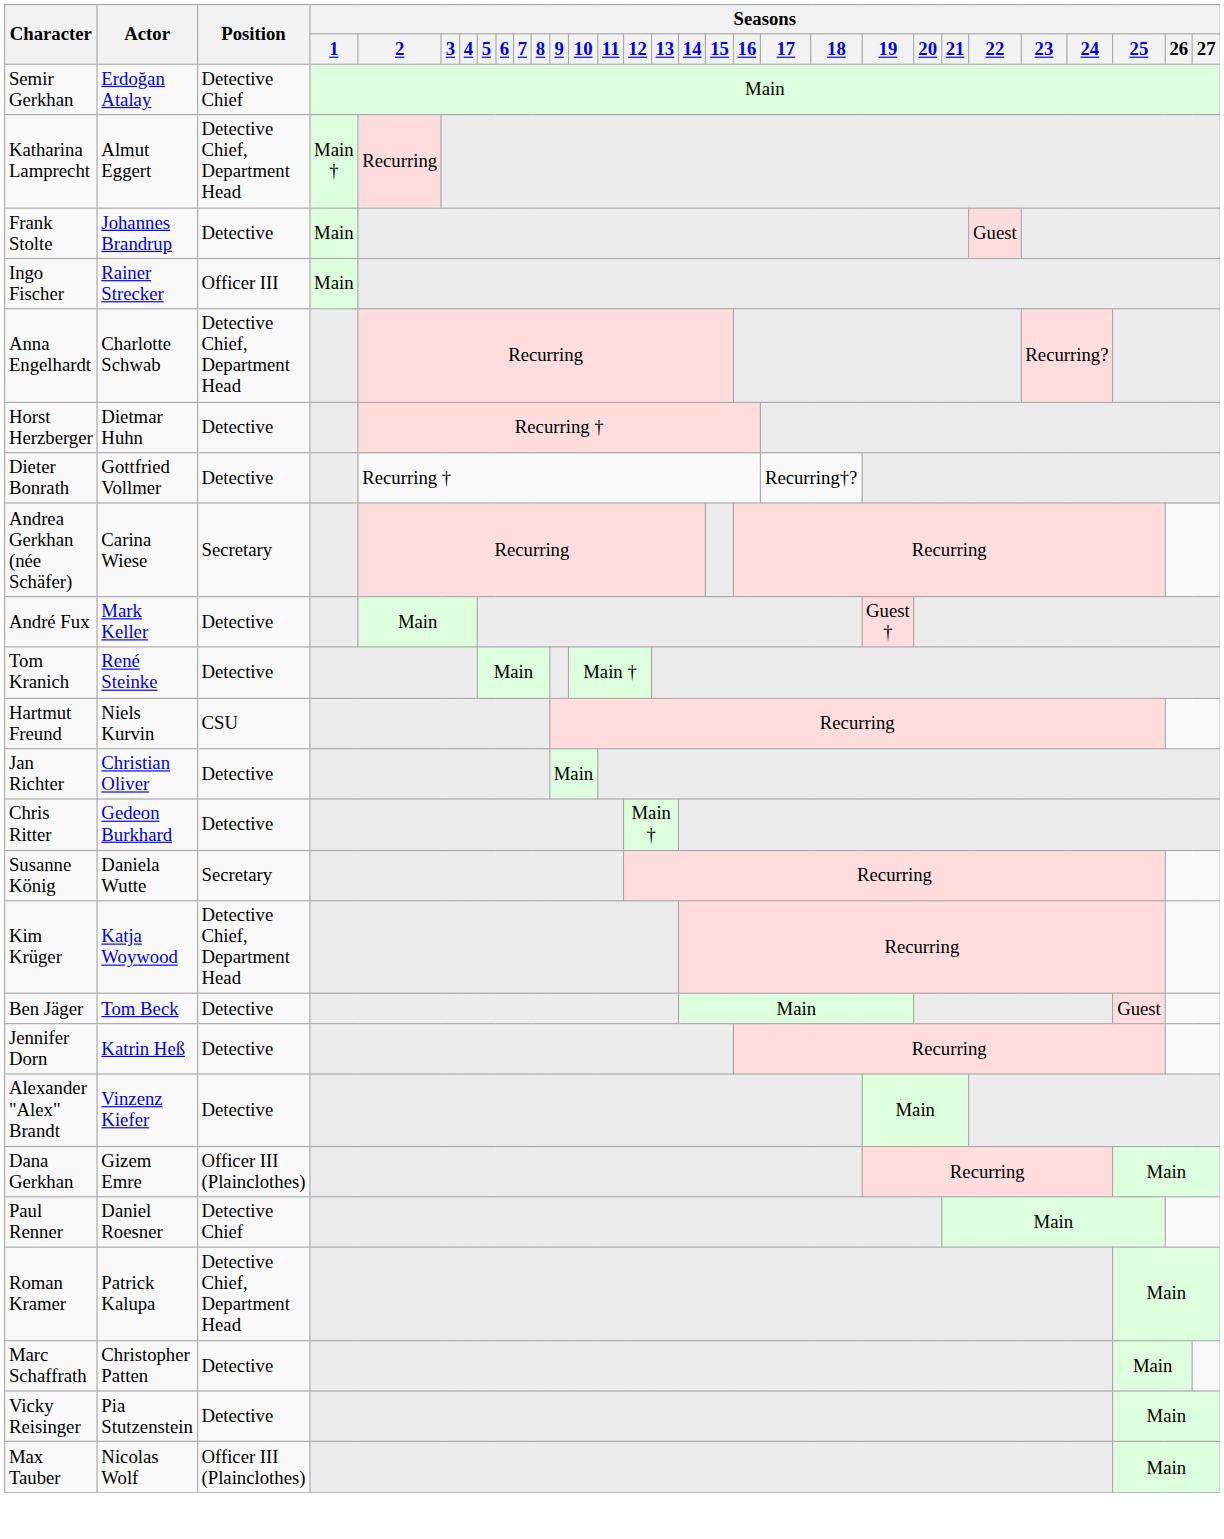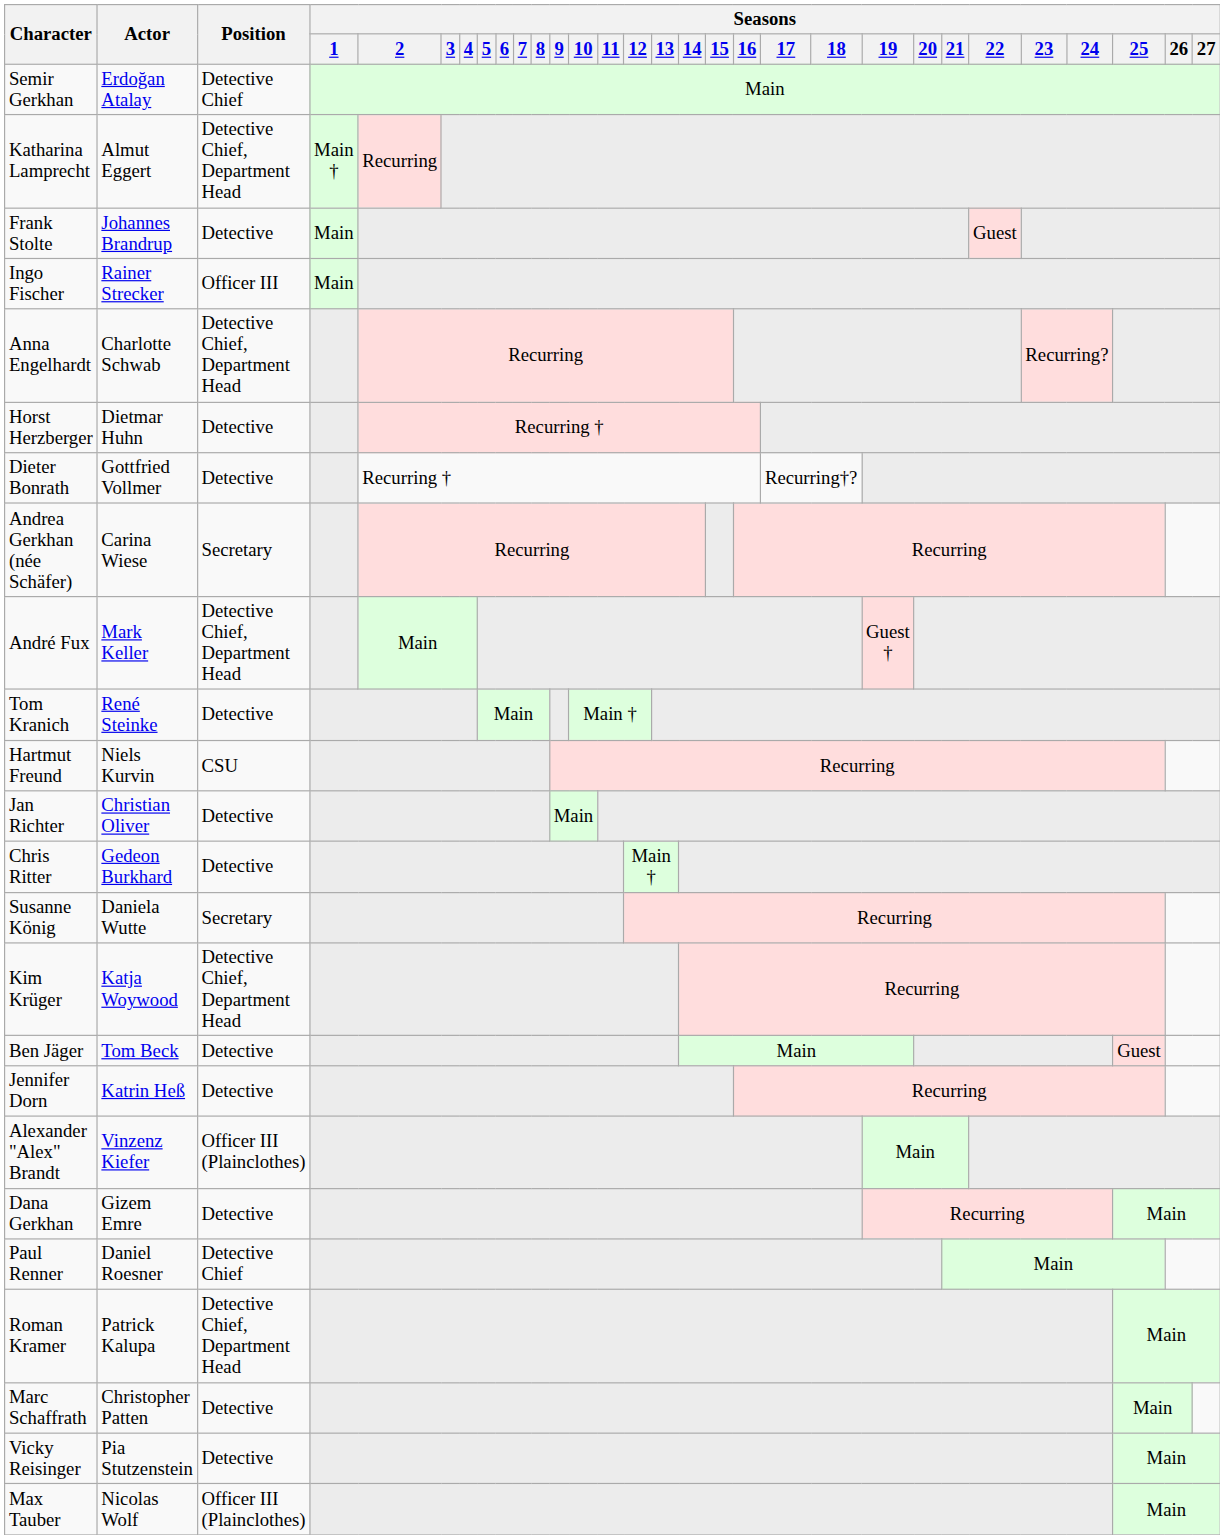(237, 621) Detective -> (246, 642) Detective Chief, Department Head
(237, 1109) Detective -> (253, 1152) Officer III (Plainclothes)
(253, 1171) Officer III (Plainclothes) -> (237, 1213) Detective
